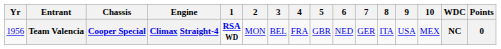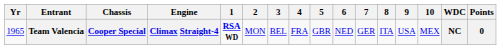(15, 32) 1956 -> (15, 32) 1965
